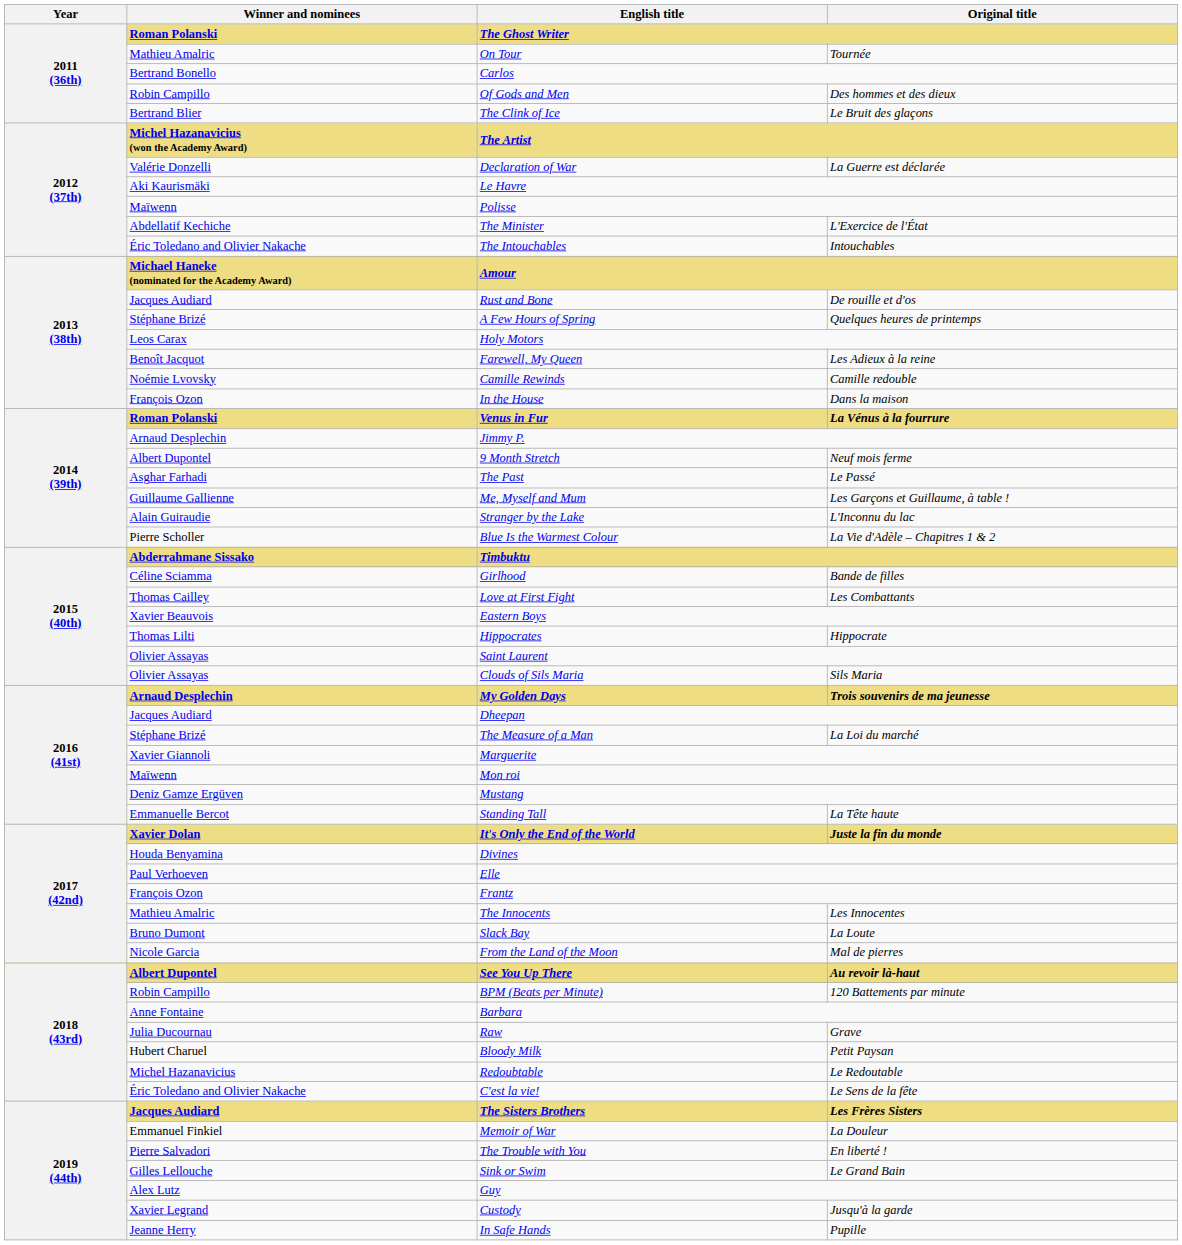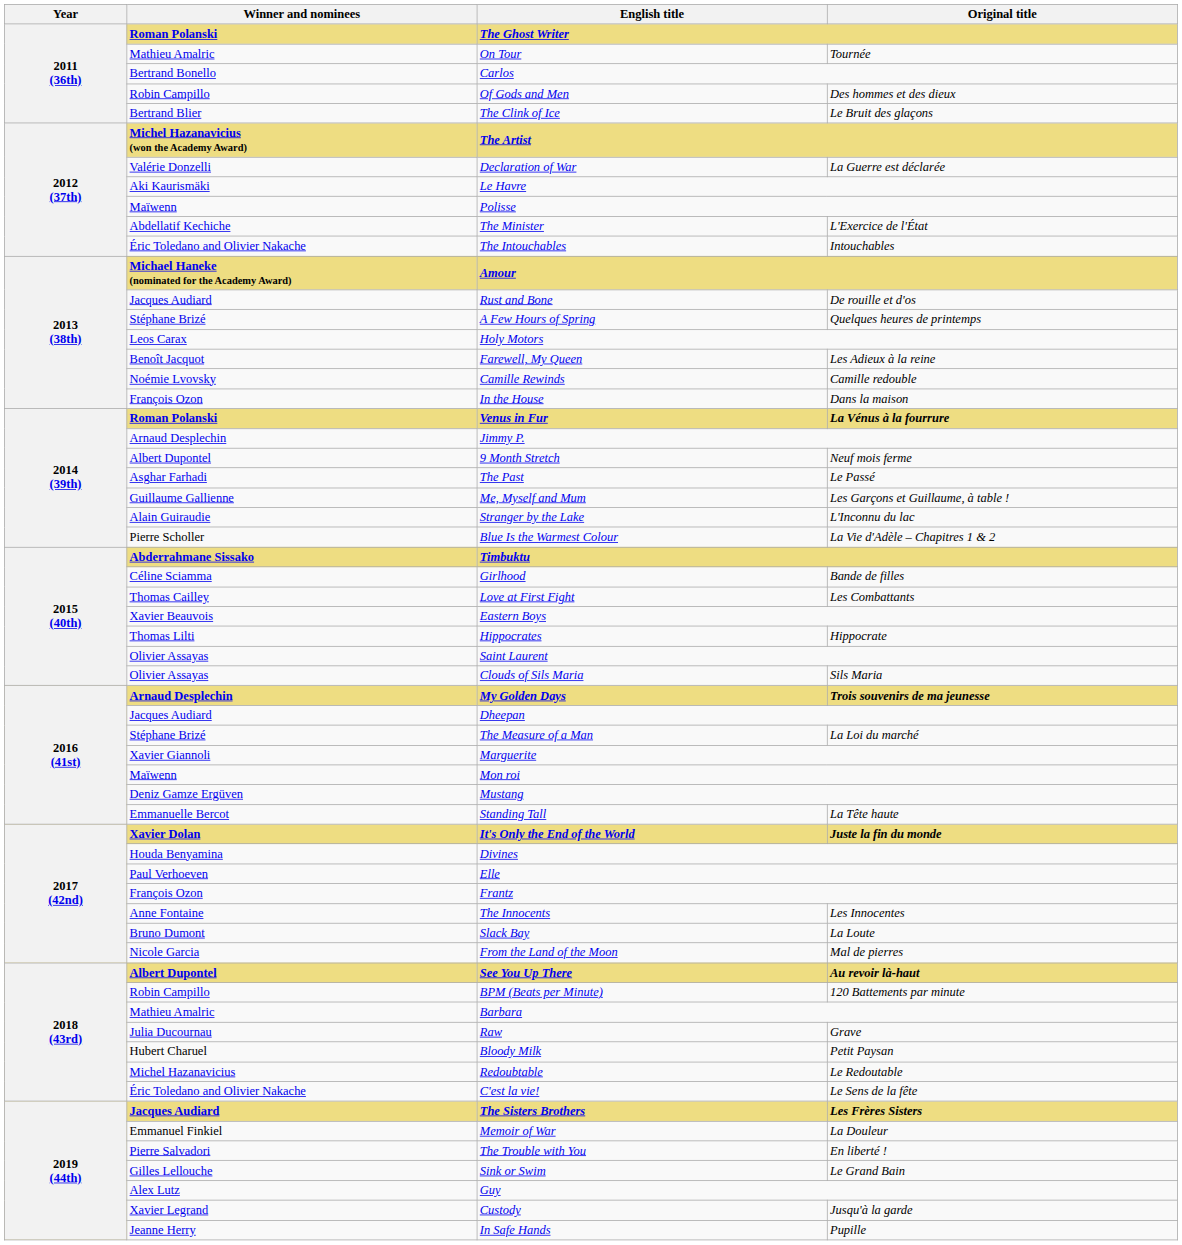(172, 913) Mathieu Amalric -> (167, 913) Anne Fontaine
(167, 1012) Anne Fontaine -> (172, 1012) Mathieu Amalric
